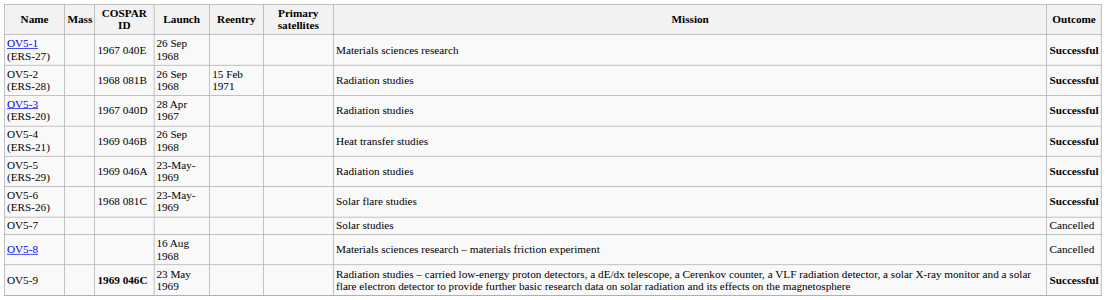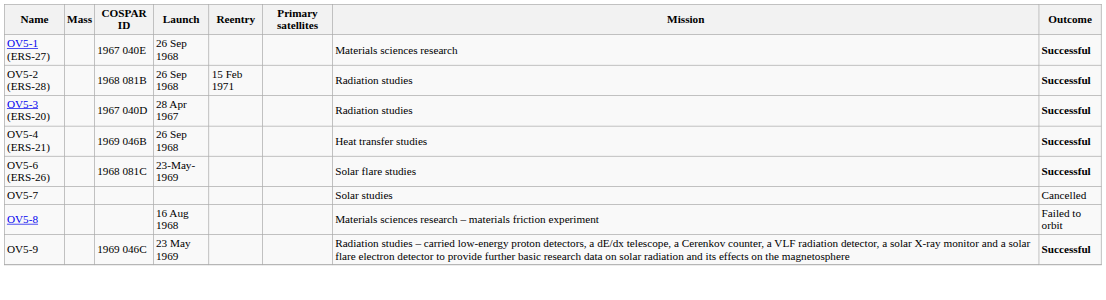- row: (28, 171)
(1072, 249) Cancelled -> (1061, 219) Failed to orbit
(123, 280) bold -> (122, 249) normal
